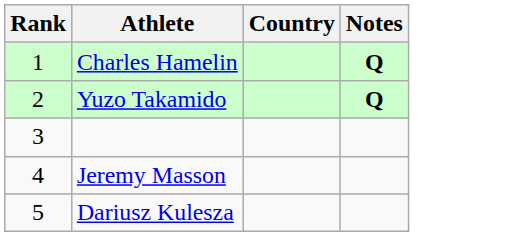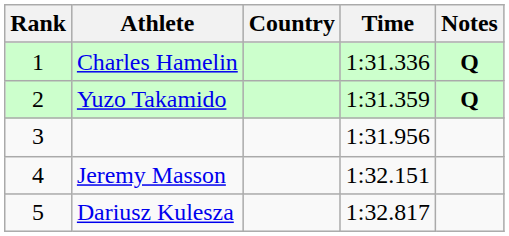+ column: (388, 23)
